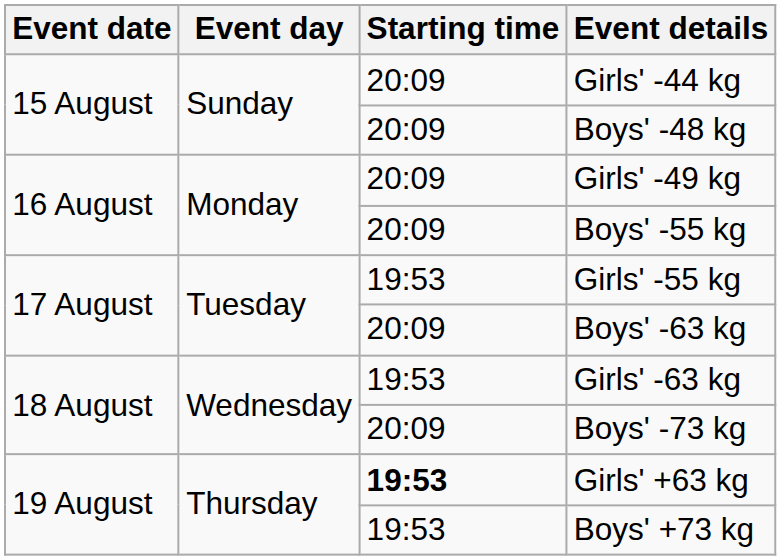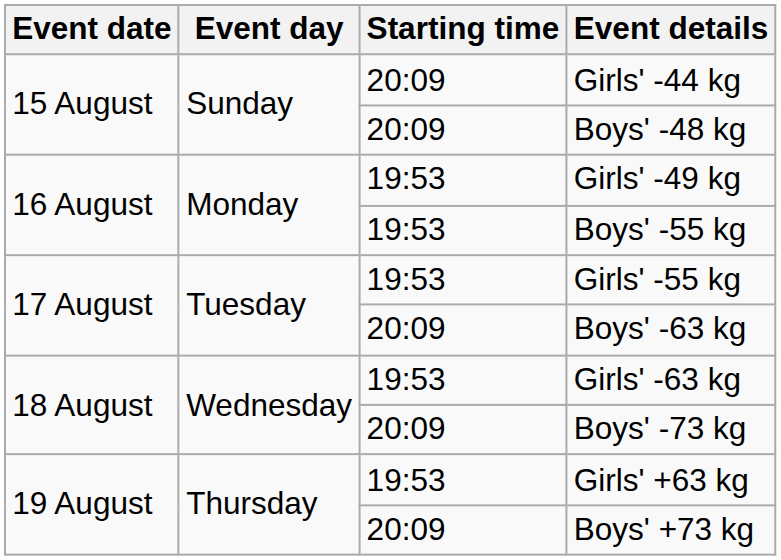(406, 179) 20:09 -> (406, 179) 19:53
(406, 229) 20:09 -> (406, 229) 19:53
(407, 479) bold -> (406, 479) normal
(406, 529) 19:53 -> (406, 529) 20:09
